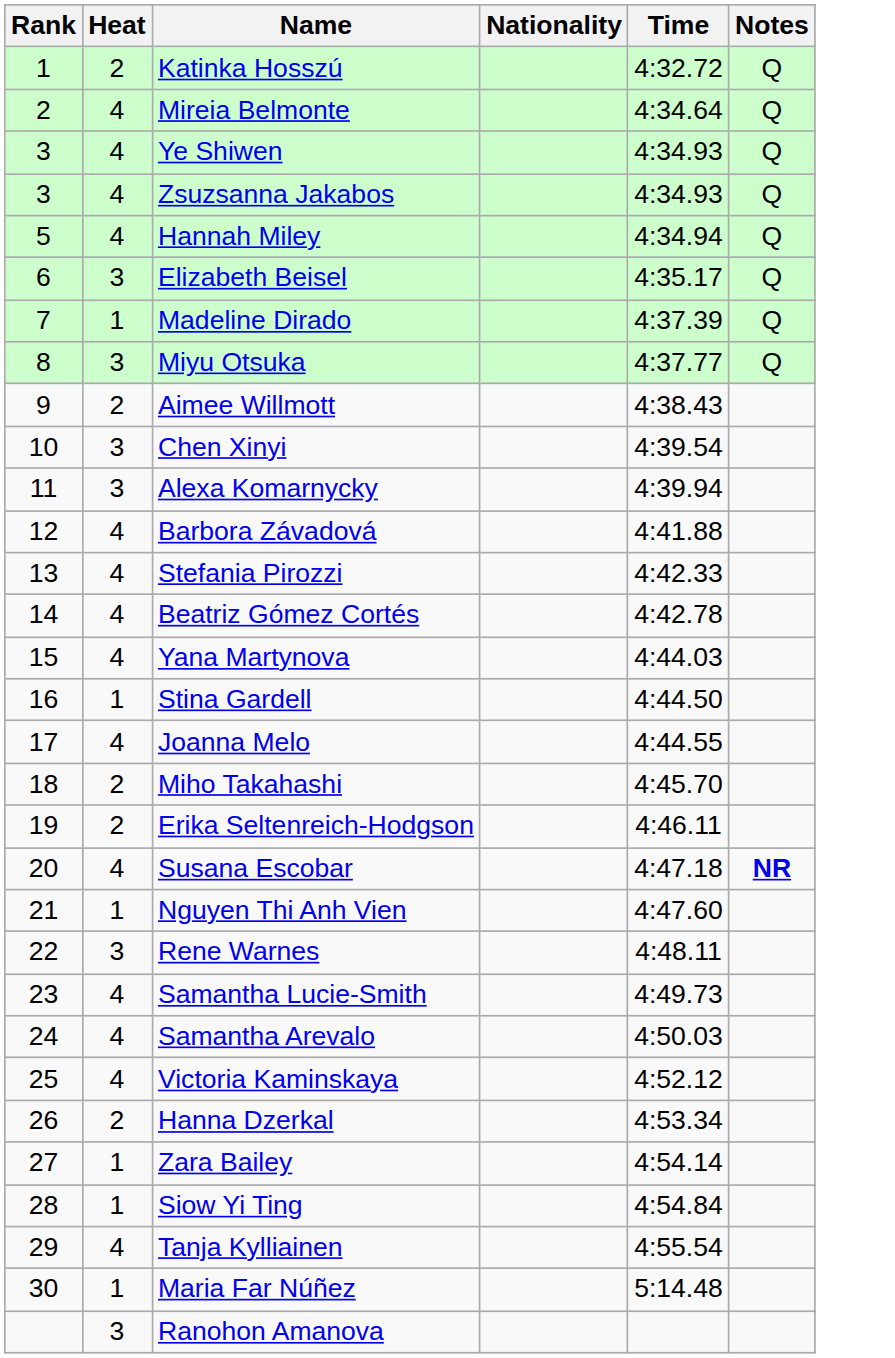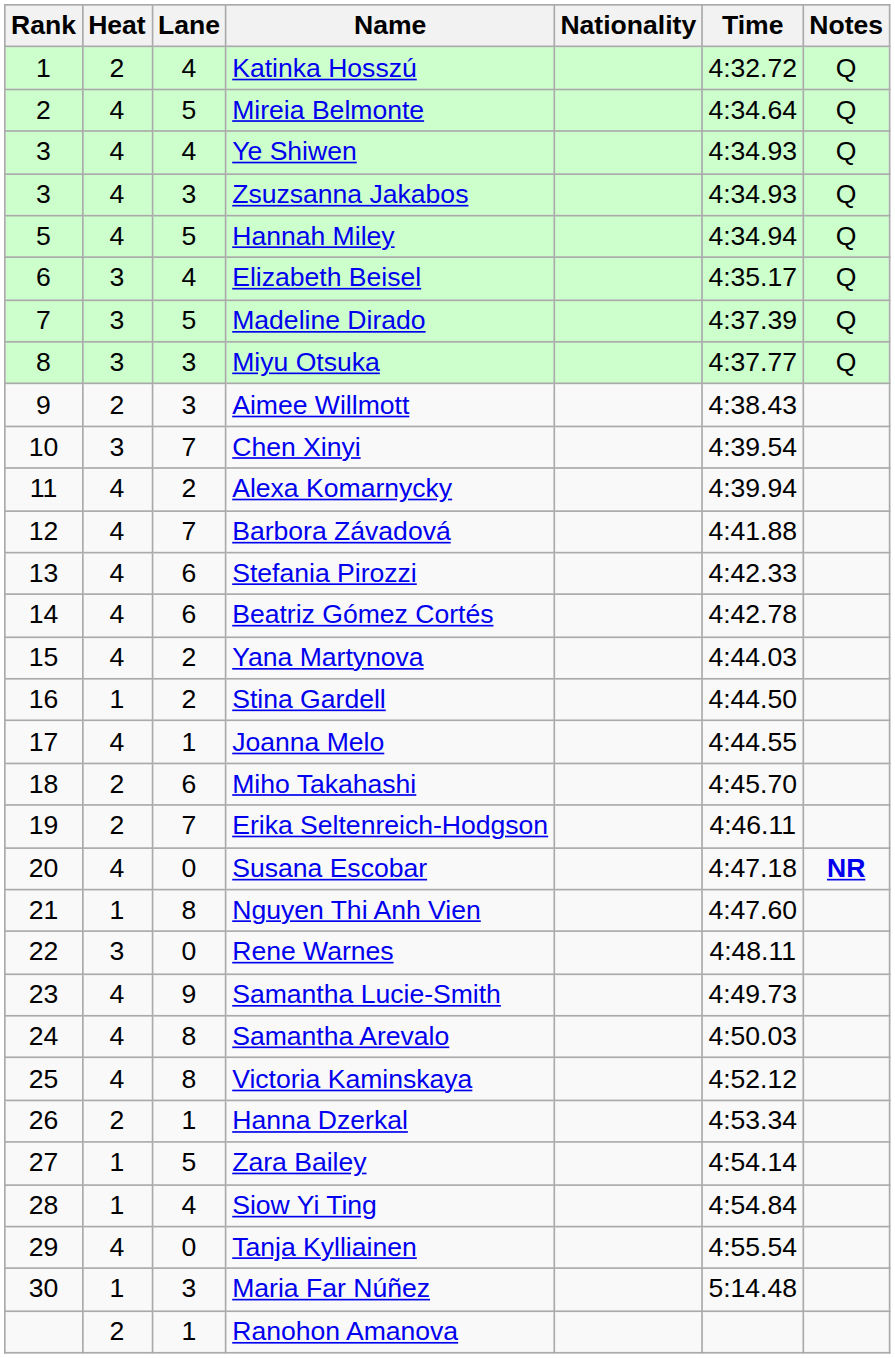+ column: (189, 25)
(117, 320) 1 -> (117, 320) 3
(117, 488) 3 -> (117, 488) 4
(117, 1331) 3 -> (117, 1331) 2
